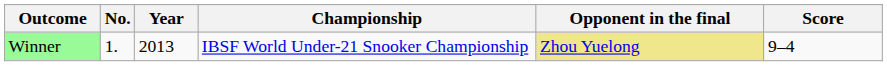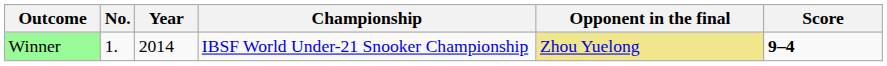(156, 46) 2013 -> (156, 46) 2014
(781, 46) normal -> (781, 46) bold
